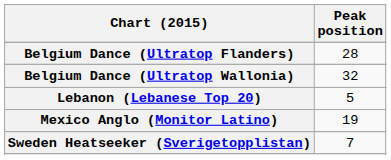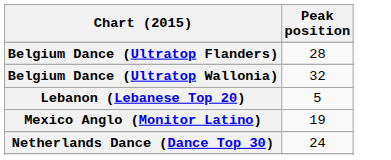+ row: (143, 143)
- row: (159, 143)
